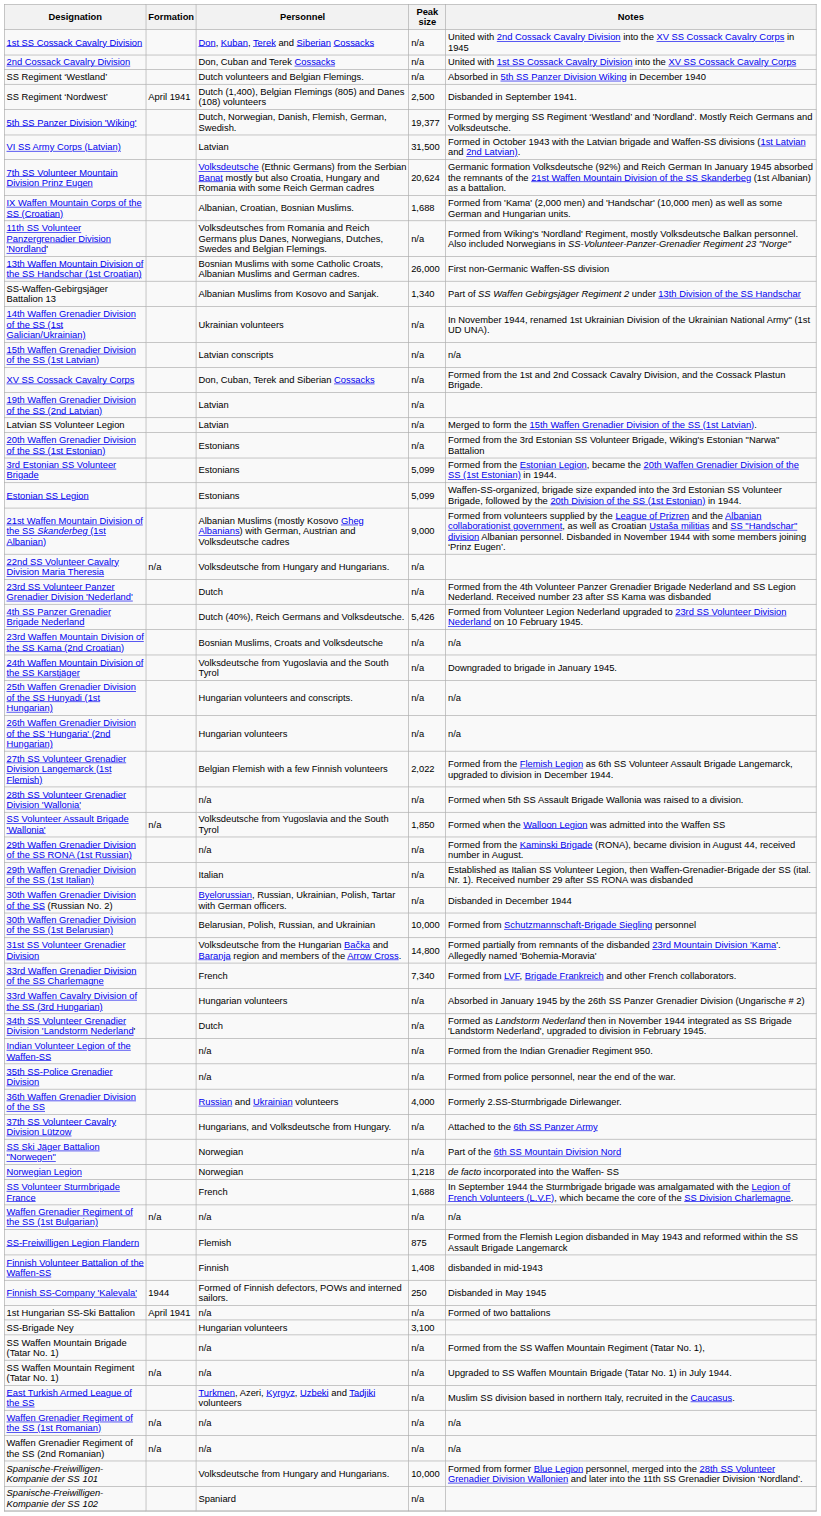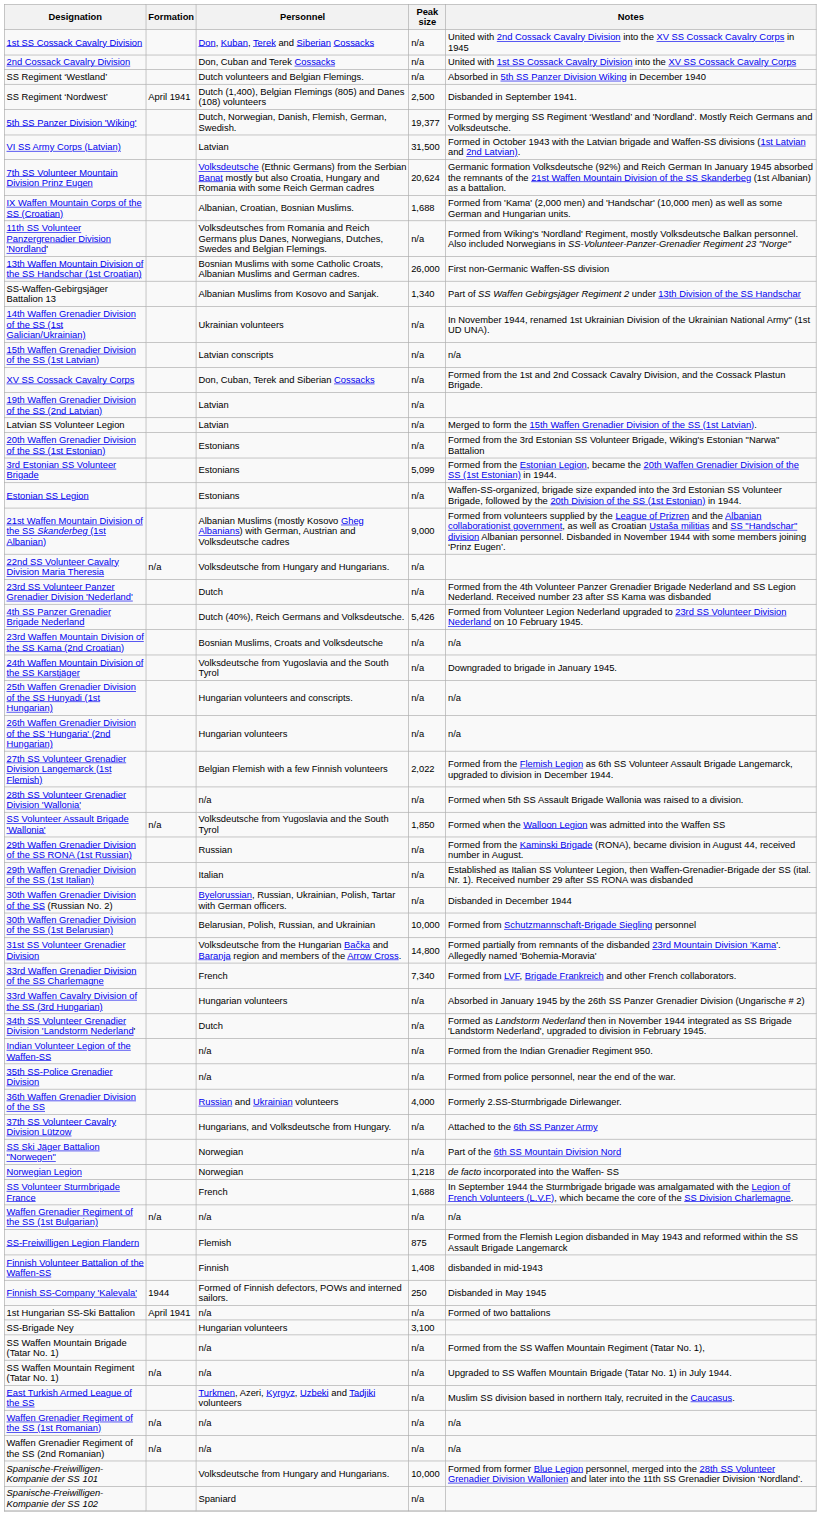(423, 496) 5,099 -> (418, 496) n/a
(205, 850) n/a -> (215, 850) Russian
